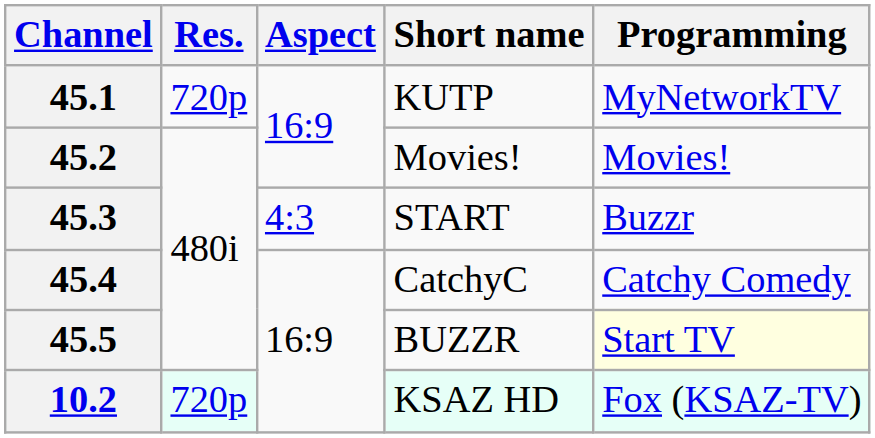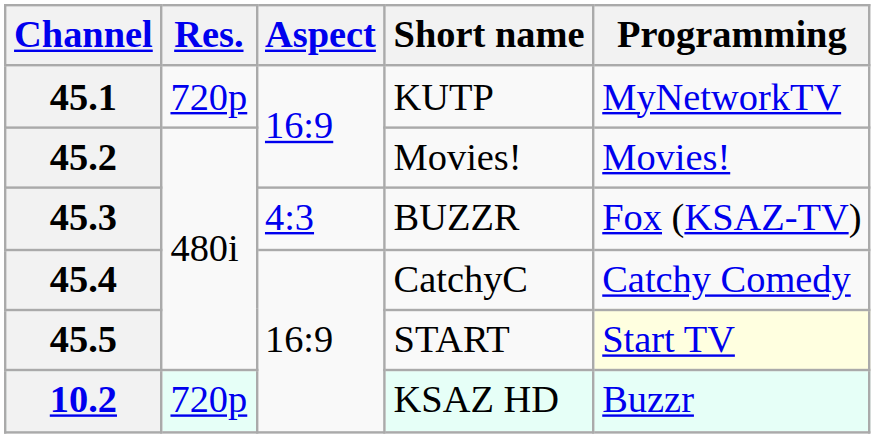(452, 217) START -> (457, 217) BUZZR
(648, 217) Buzzr -> (732, 217) Fox (KSAZ-TV)
(457, 339) BUZZR -> (452, 339) START
(732, 400) Fox (KSAZ-TV) -> (648, 400) Buzzr
